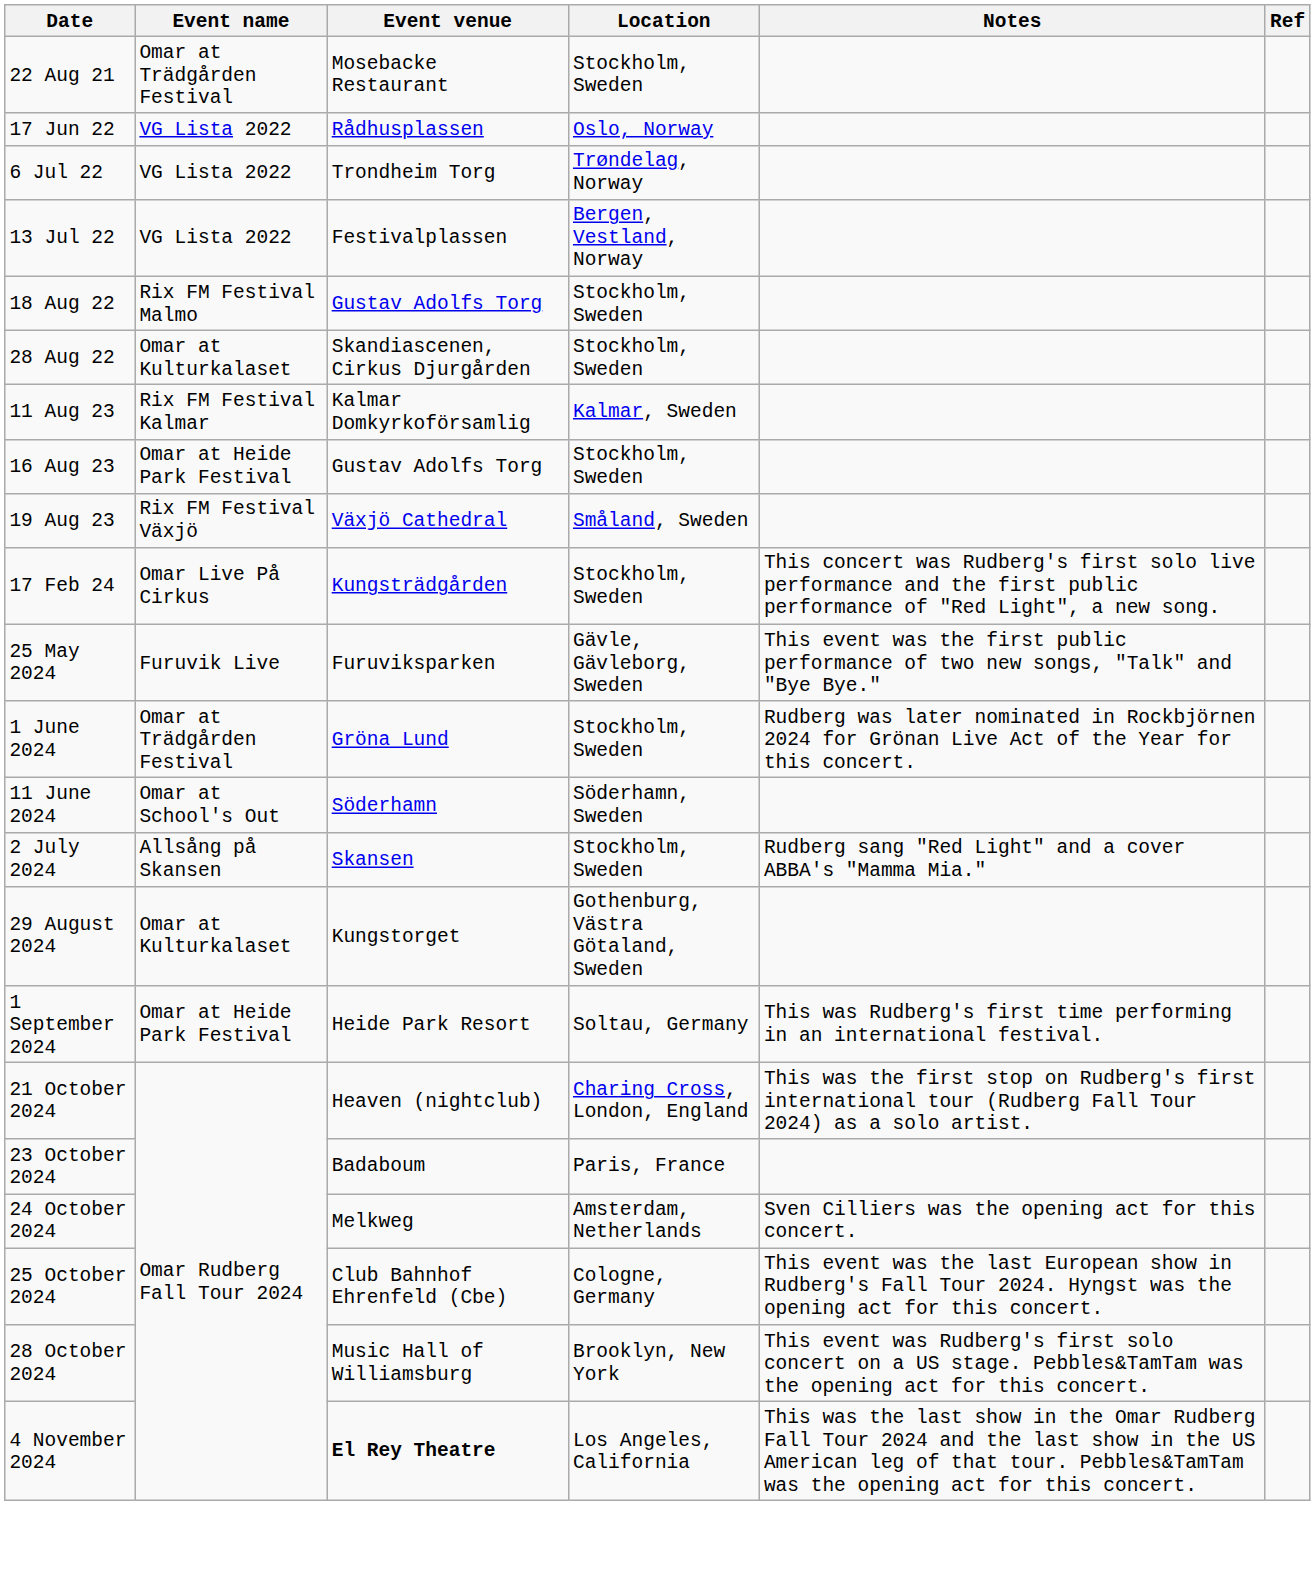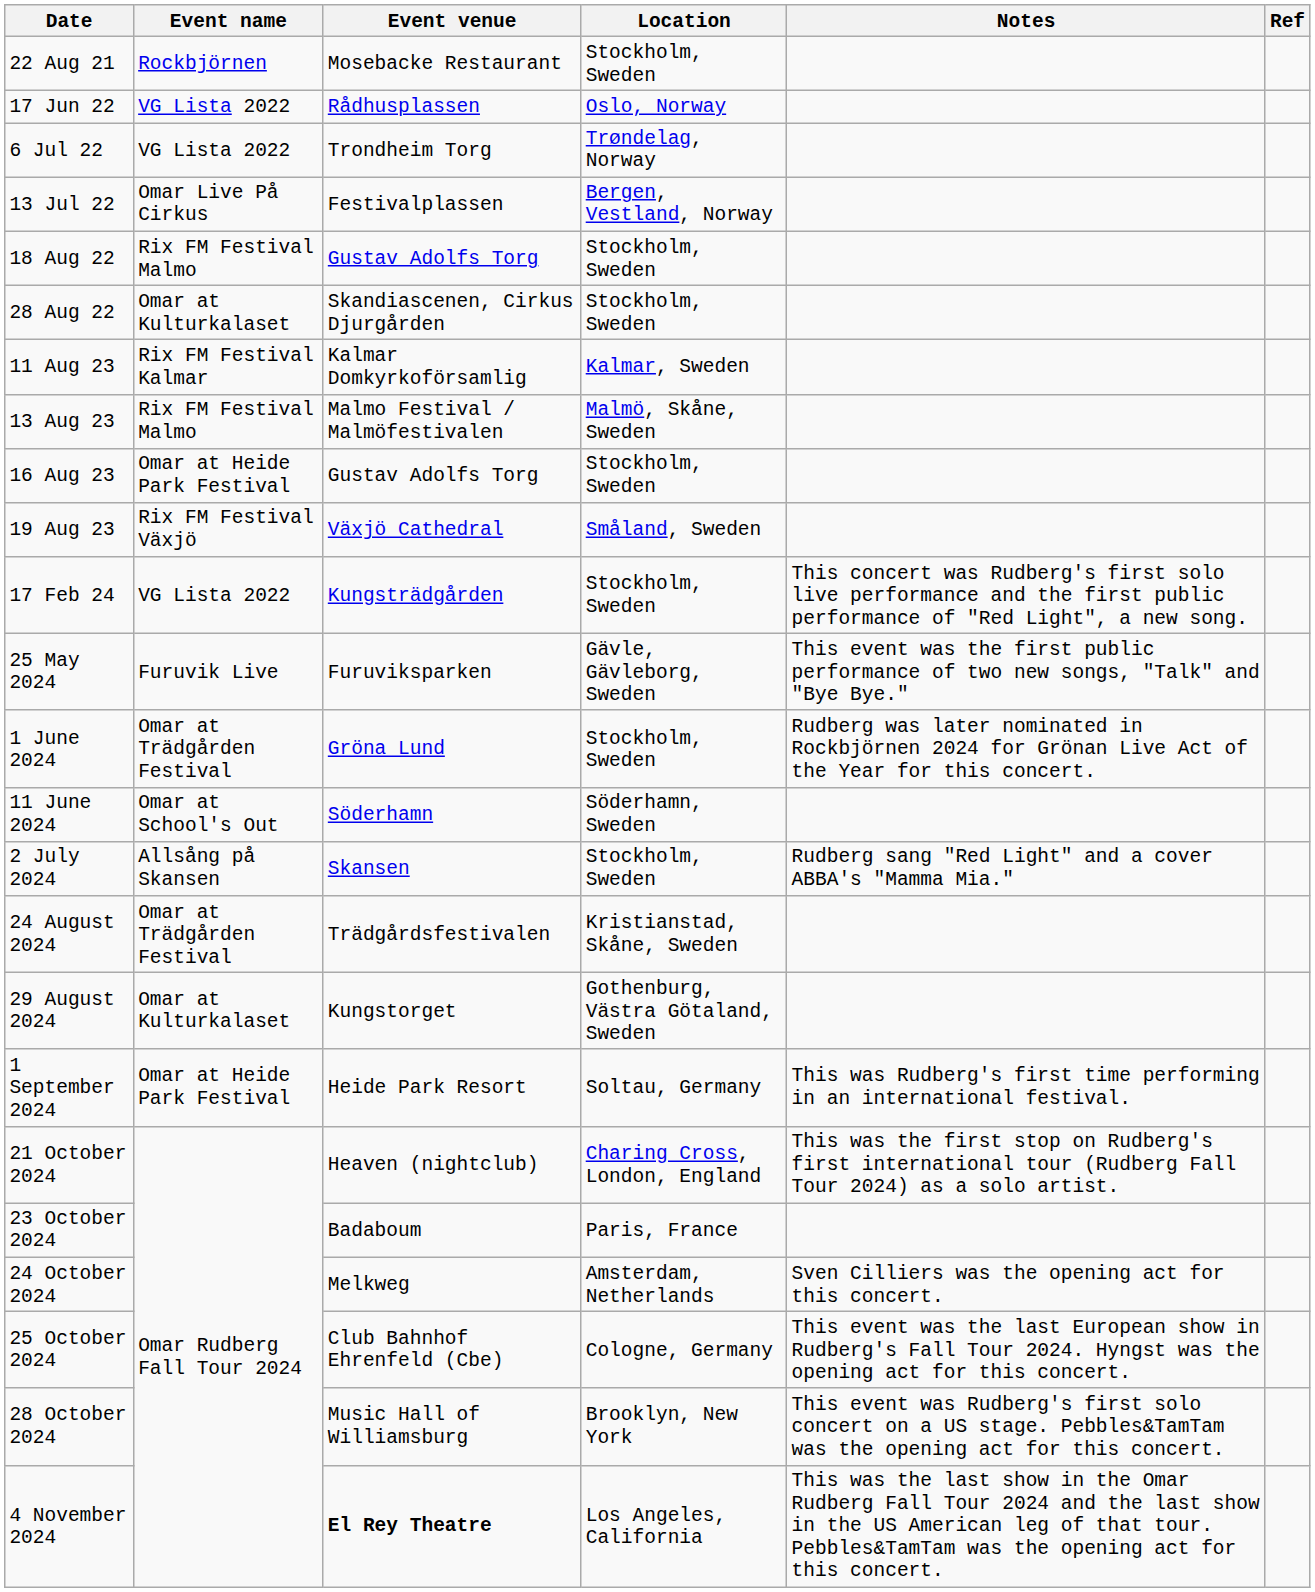(198, 75) Omar at Trädgården Festival -> (203, 64) Rockbjörnen
(215, 238) VG Lista 2022 -> (208, 204) Omar Live På Cirkus
+ row: (62, 421)
(210, 586) Omar Live På Cirkus -> (214, 595) VG Lista 2022
+ row: (62, 934)
